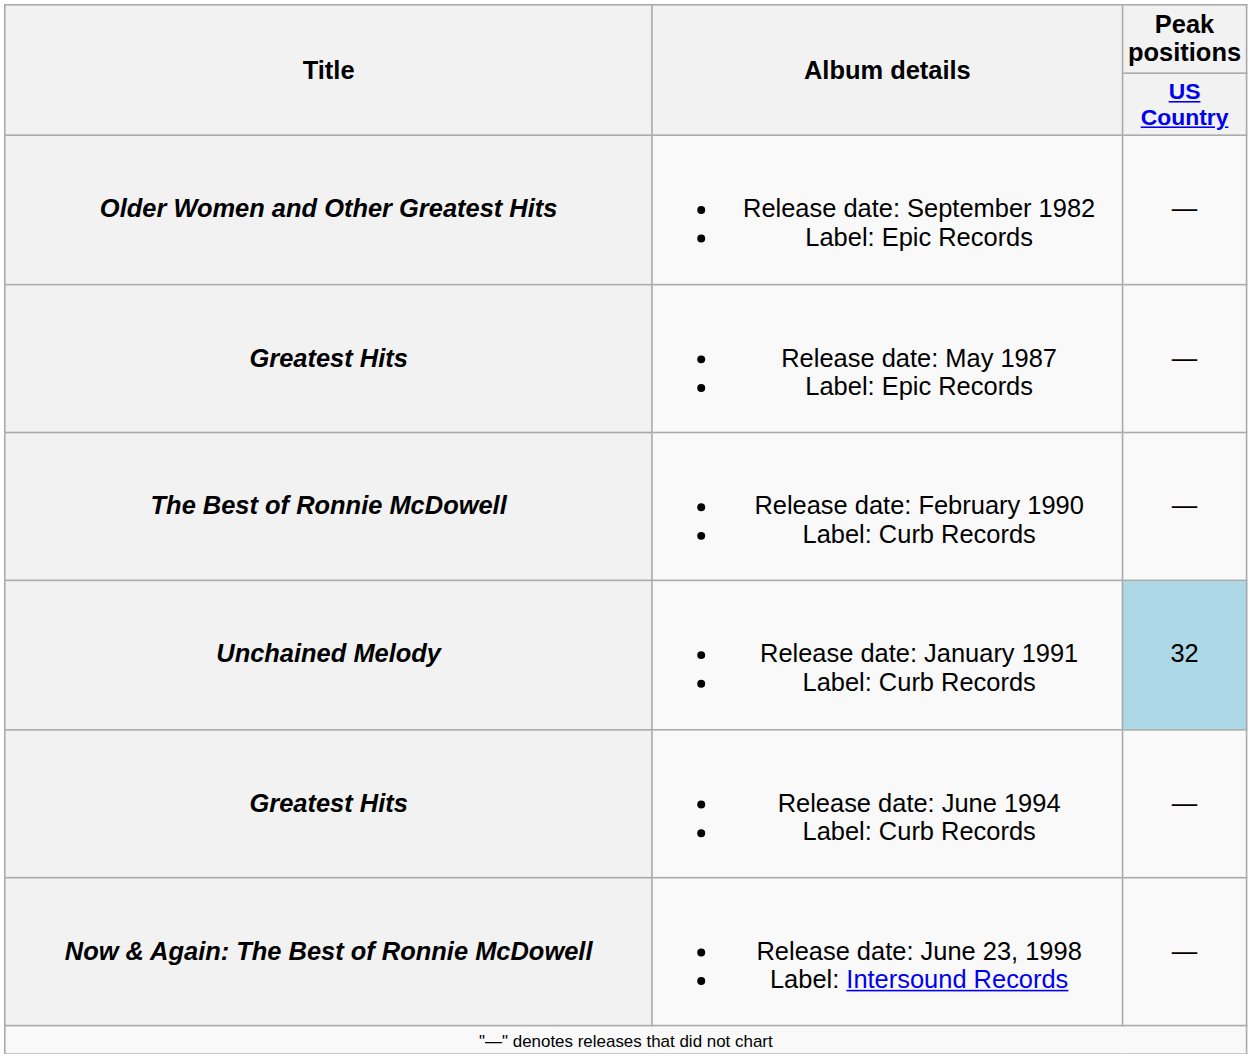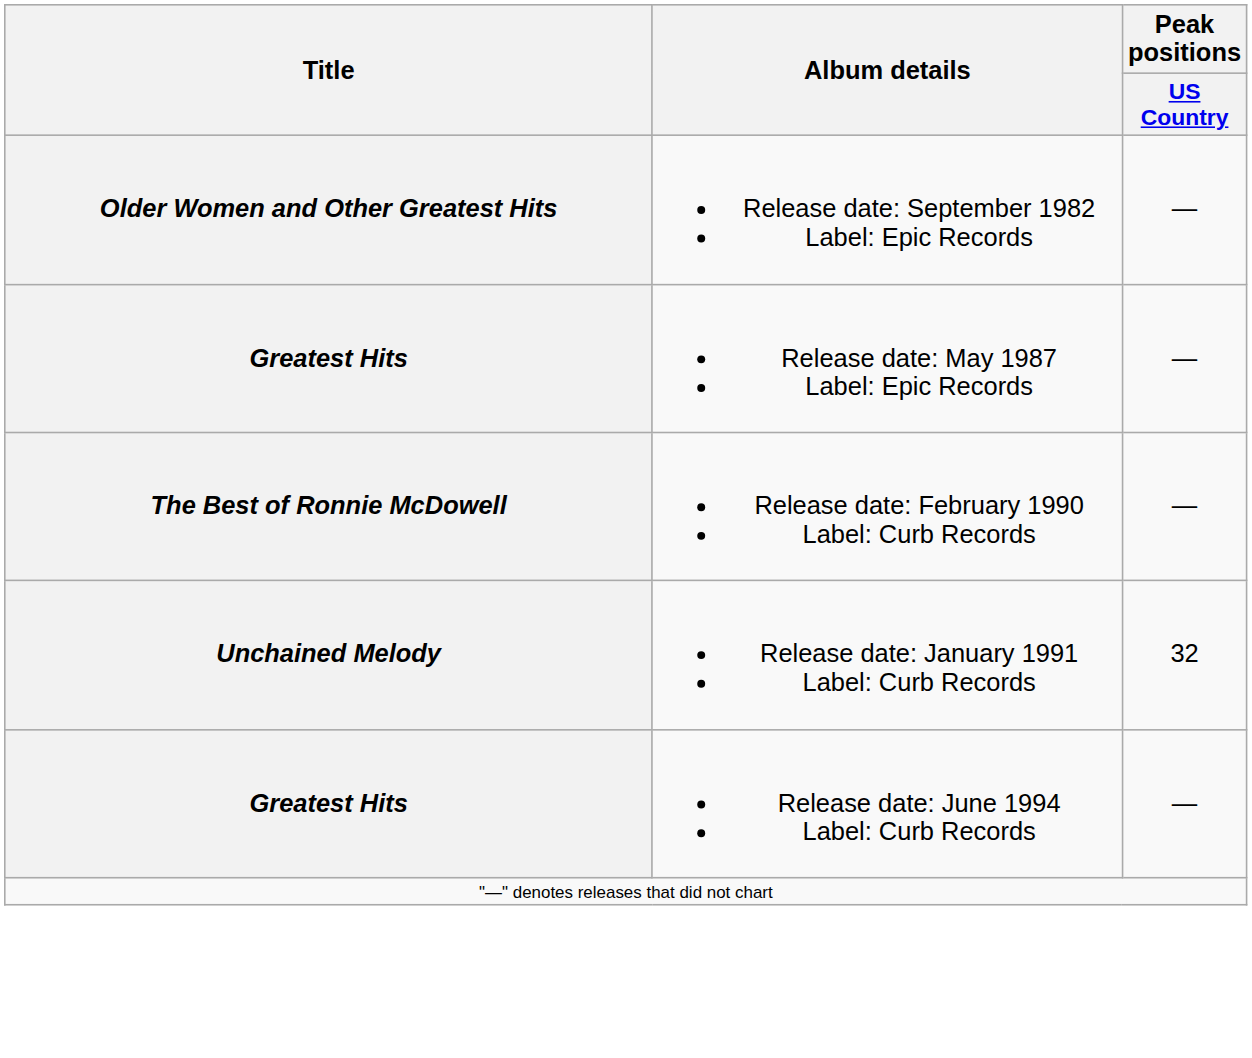(1185, 654) lightblue background -> (1185, 654) no background
- row: (887, 966)
